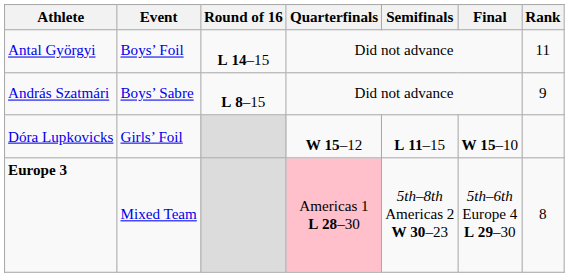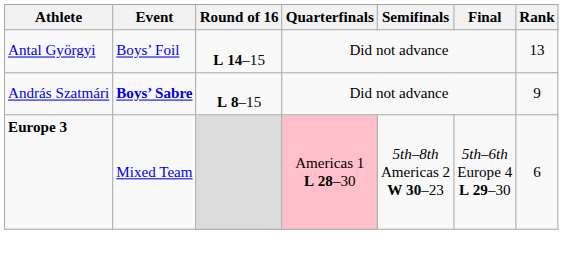(543, 51) 11 -> (537, 51) 13
(157, 94) normal -> (154, 94) bold
- row: (61, 136)
(543, 215) 8 -> (537, 172) 6
